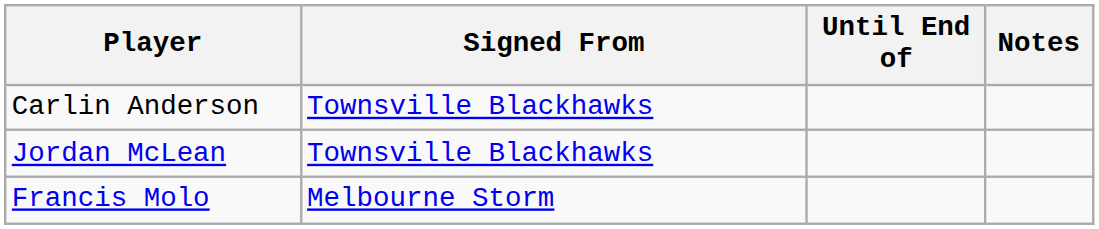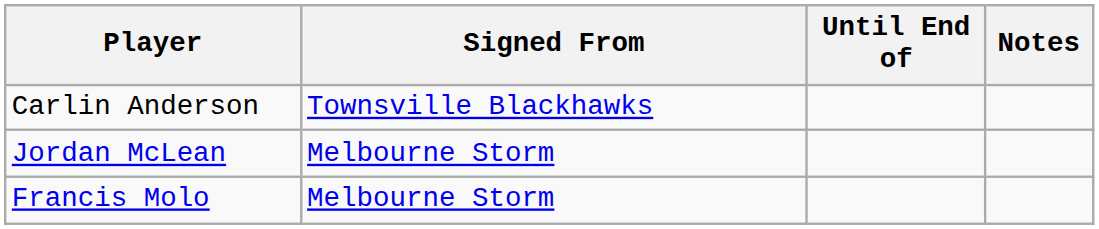(480, 153) Townsville Blackhawks -> (431, 153) Melbourne Storm
